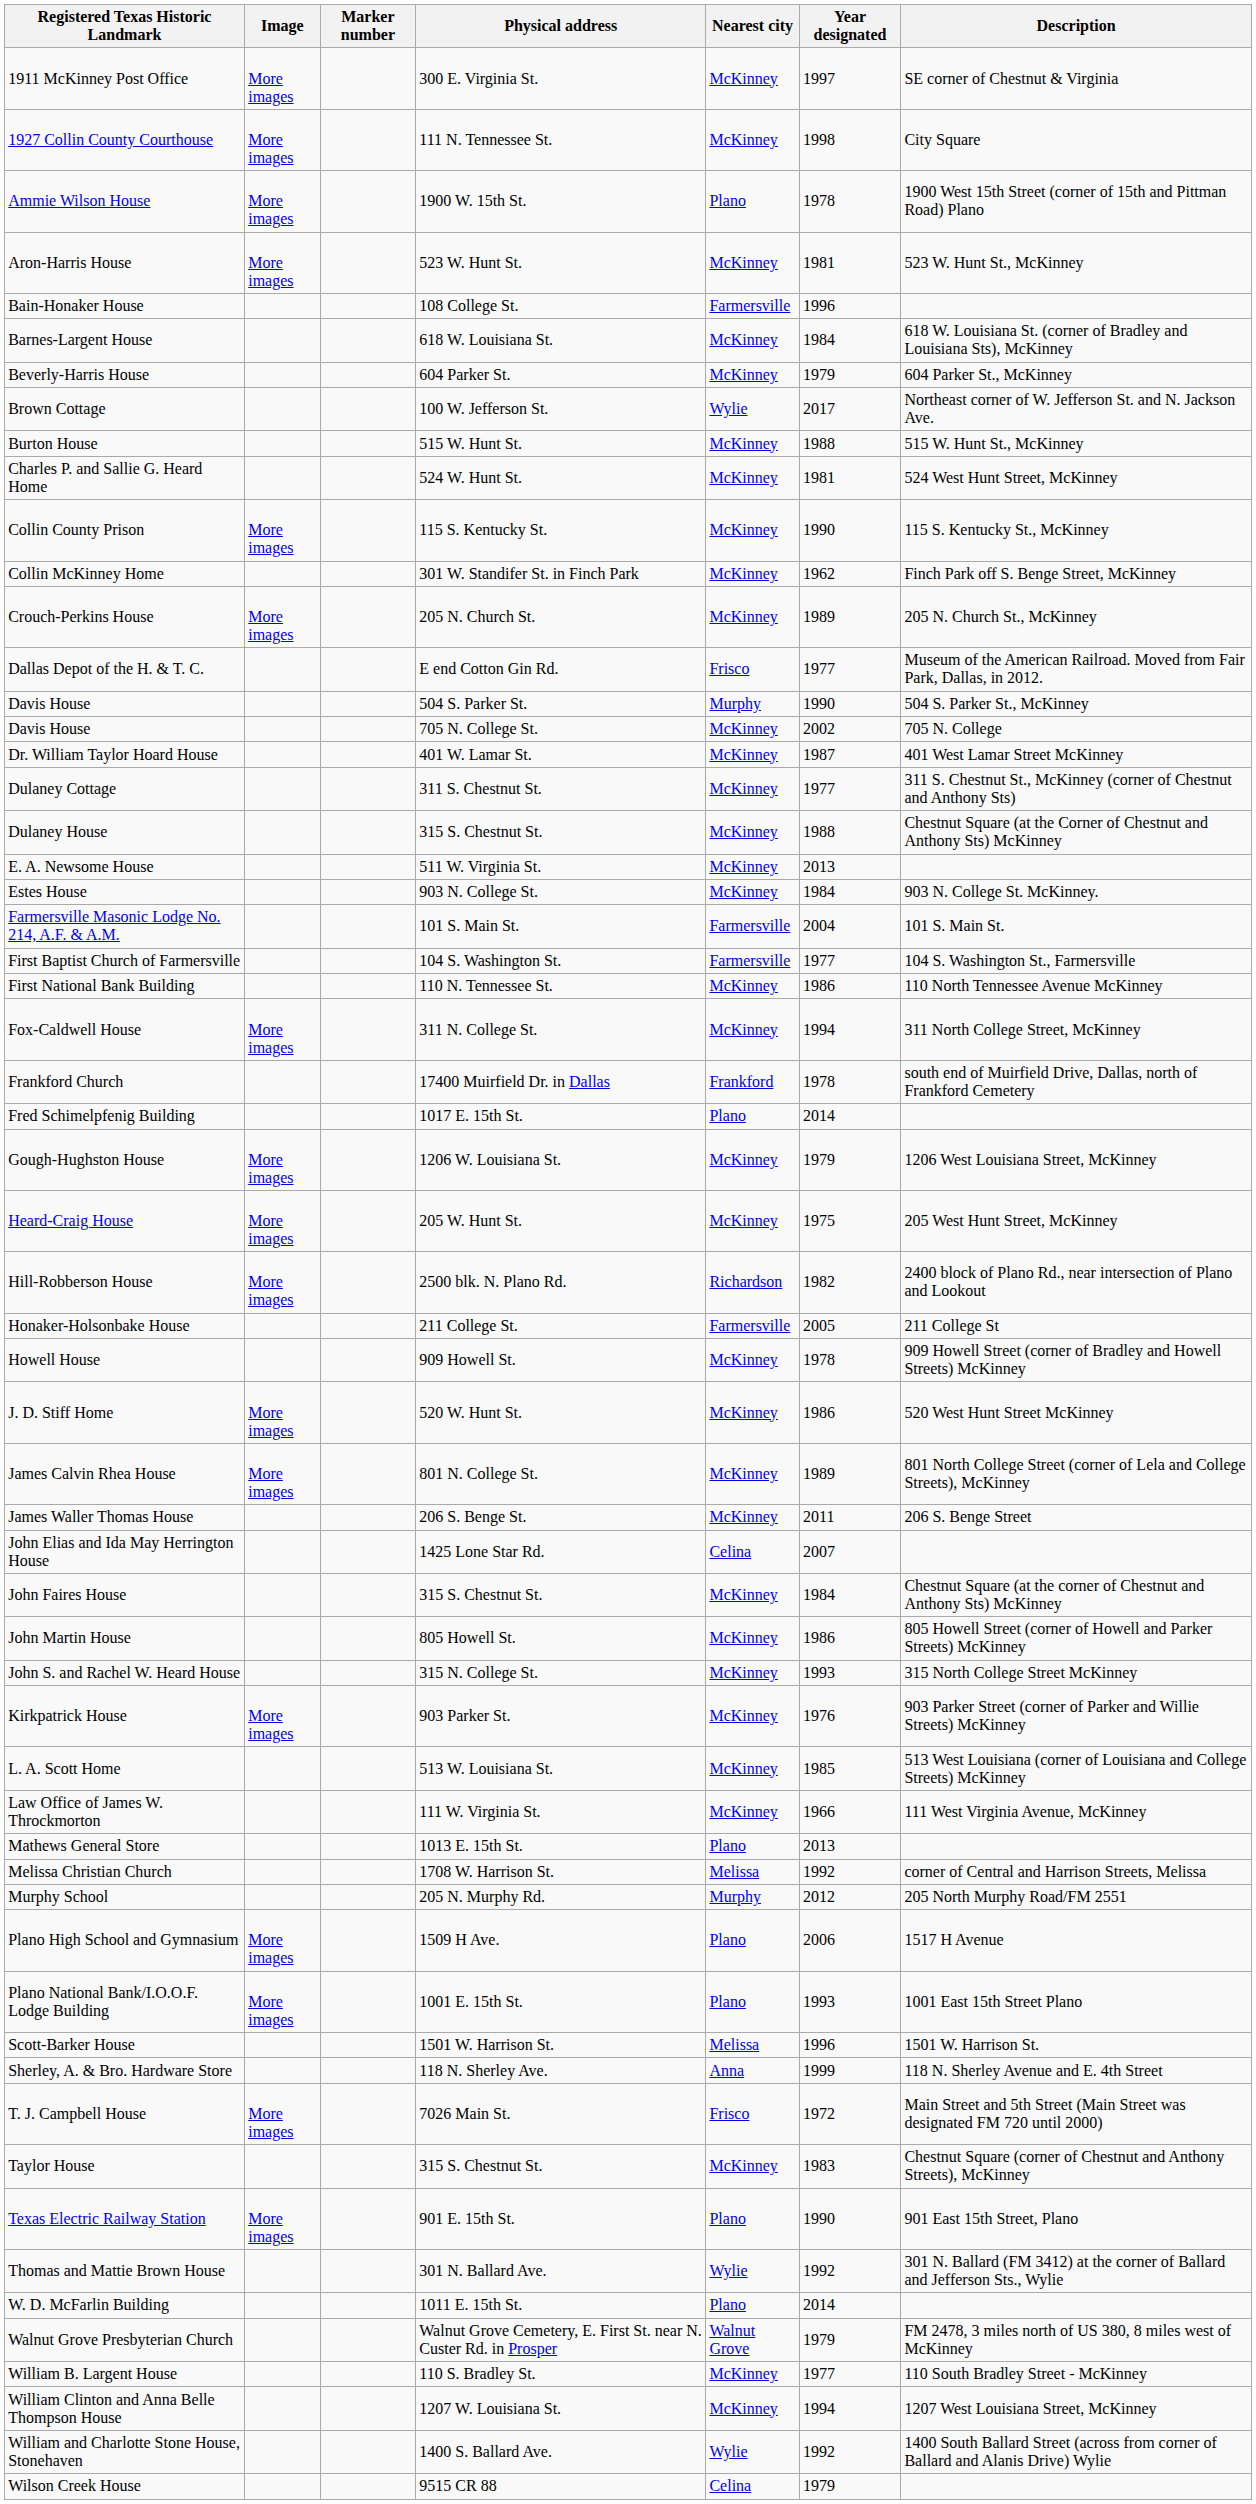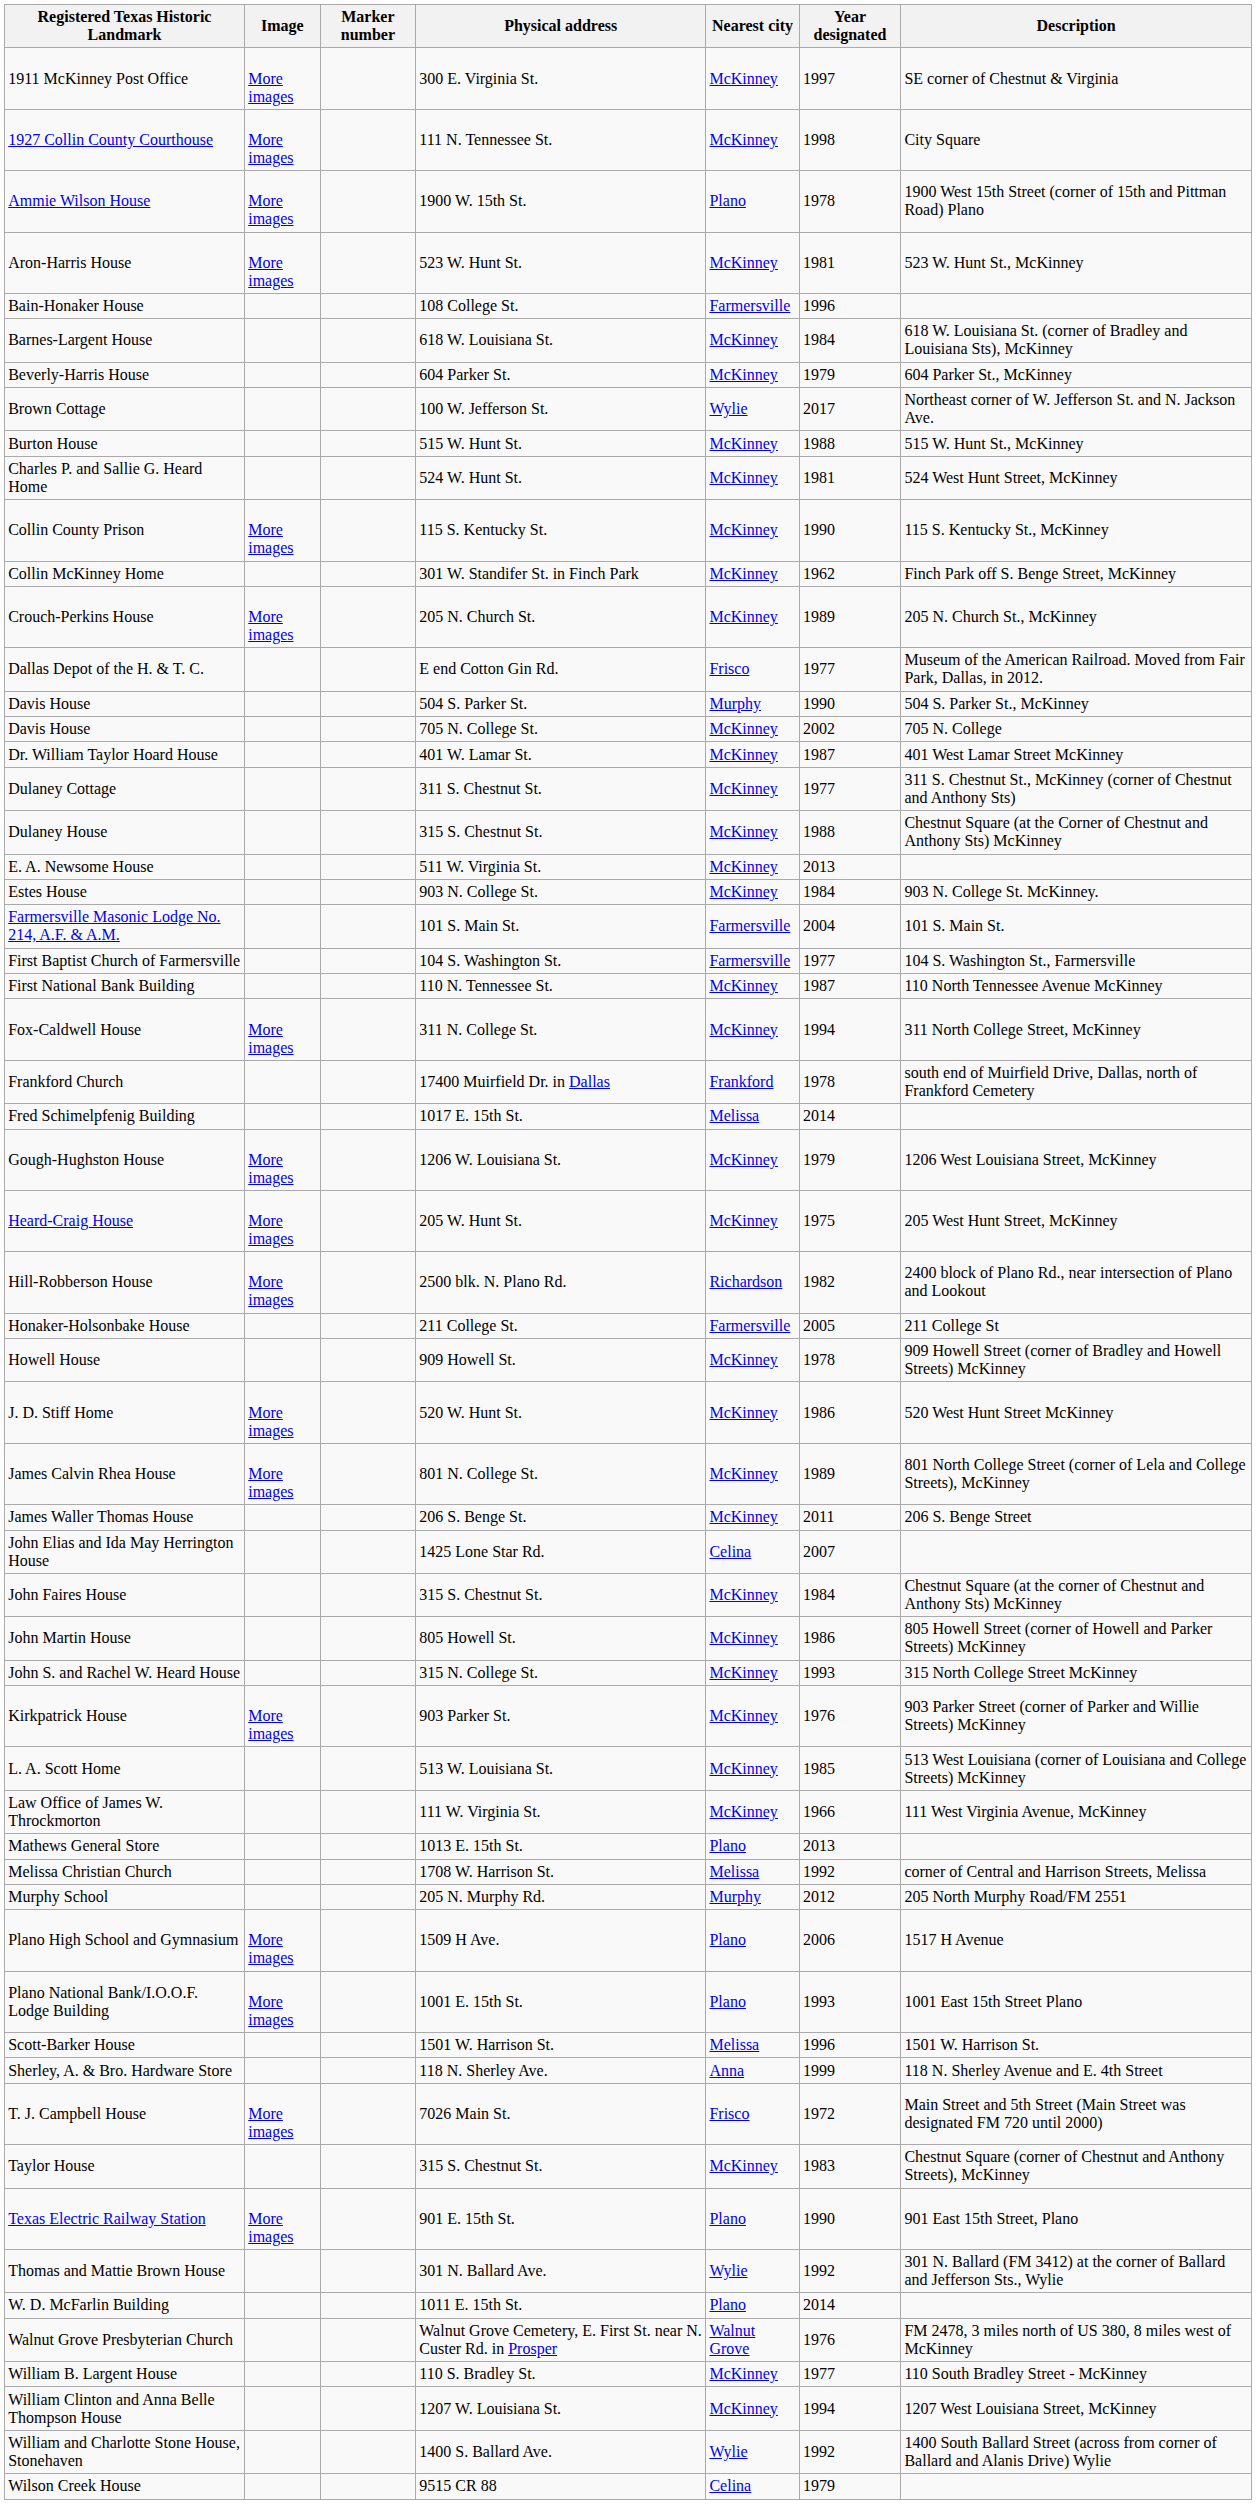(819, 986) 1986 -> (819, 986) 1987
(728, 1116) Plano -> (734, 1116) Melissa
(819, 2339) 1979 -> (819, 2339) 1976
